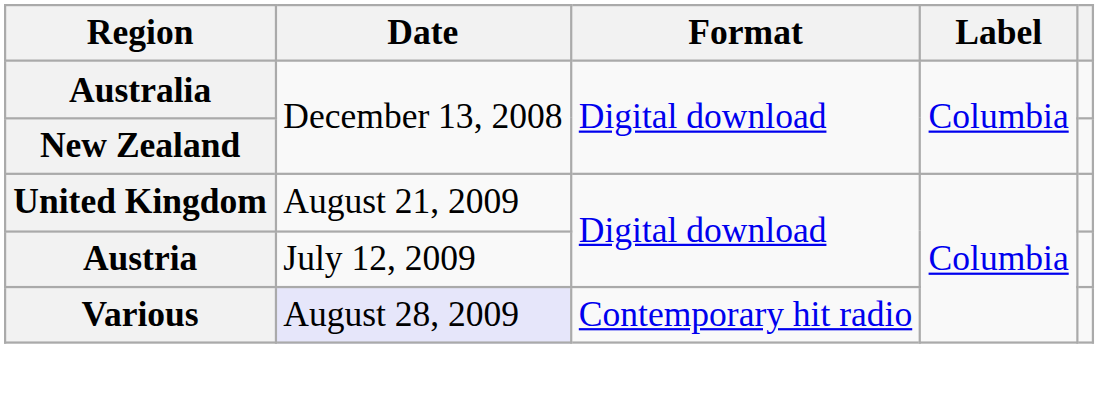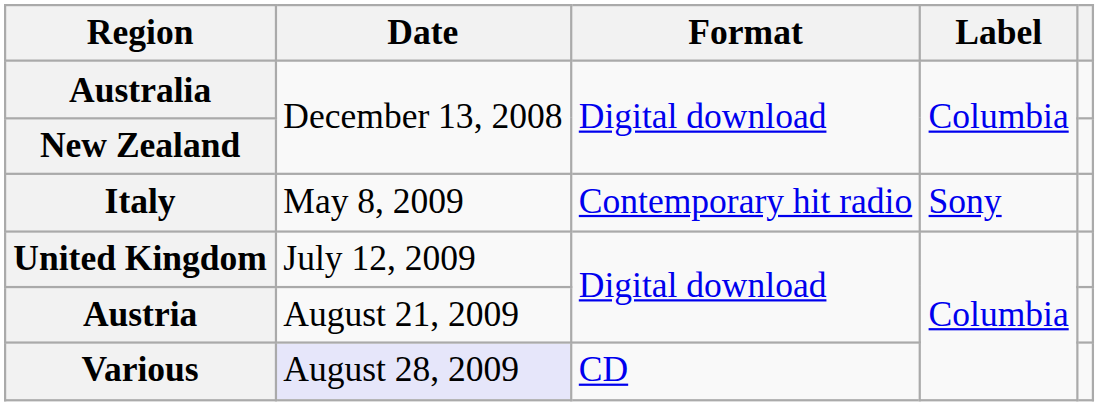+ row: (140, 201)
(401, 201) August 21, 2009 -> (380, 257) July 12, 2009
(380, 257) July 12, 2009 -> (401, 314) August 21, 2009
(746, 314) Contemporary hit radio -> (603, 370) CD
